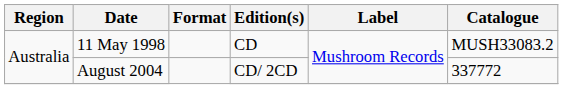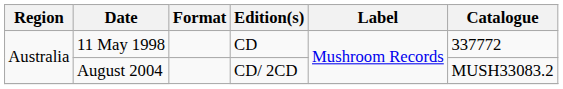(503, 44) MUSH33083.2 -> (476, 44) 337772
(476, 70) 337772 -> (503, 70) MUSH33083.2
